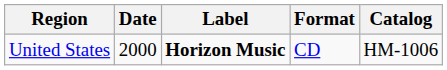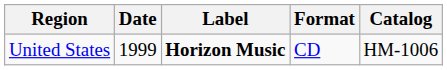(138, 49) 2000 -> (138, 49) 1999
